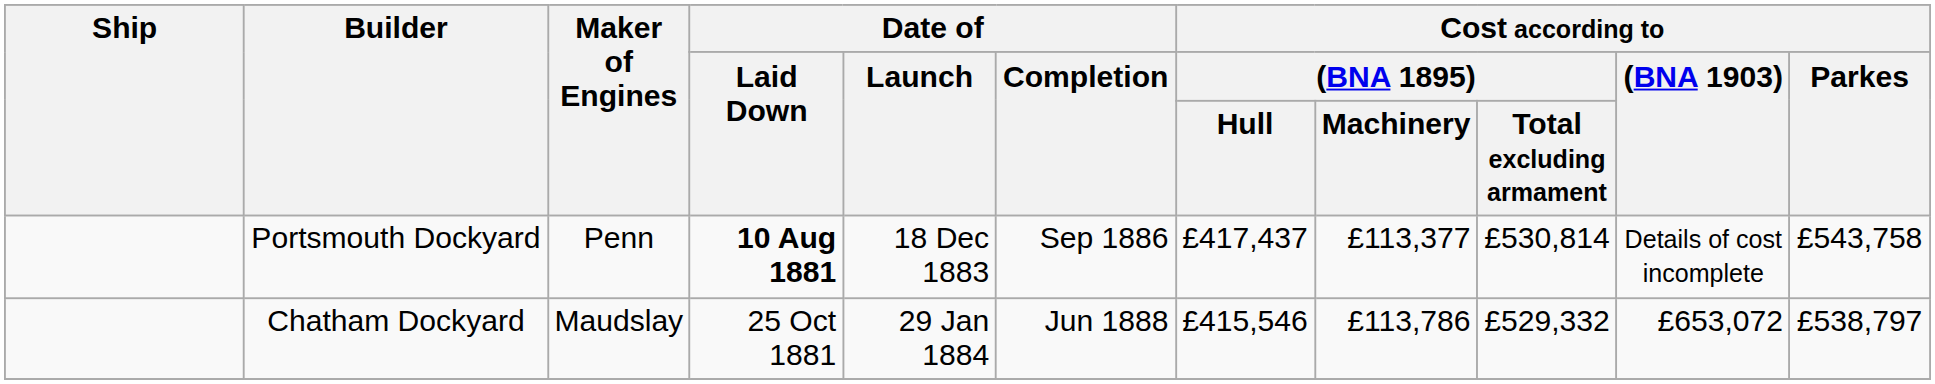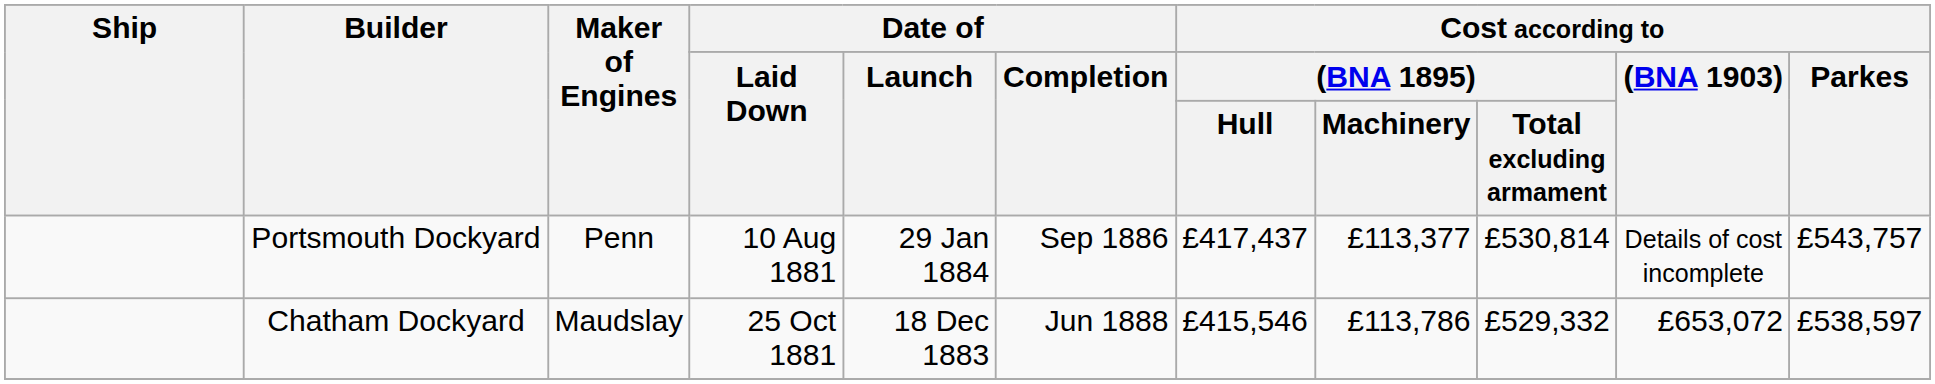(787, 256) bold -> (789, 256) normal
(941, 256) 18 Dec 1883 -> (944, 256) 29 Jan 1884
(1860, 239) £543,758 -> (1860, 239) £543,757
(944, 337) 29 Jan 1884 -> (941, 337) 18 Dec 1883
(1860, 320) £538,797 -> (1860, 320) £538,597
